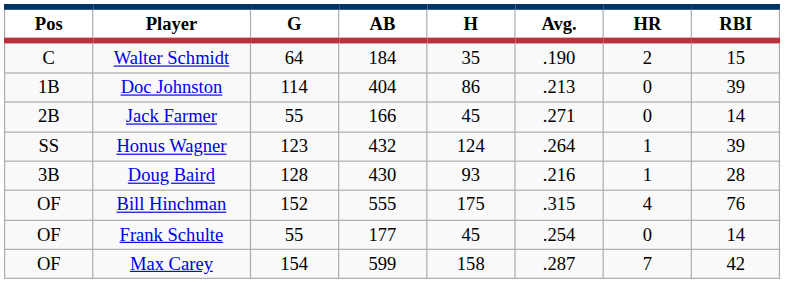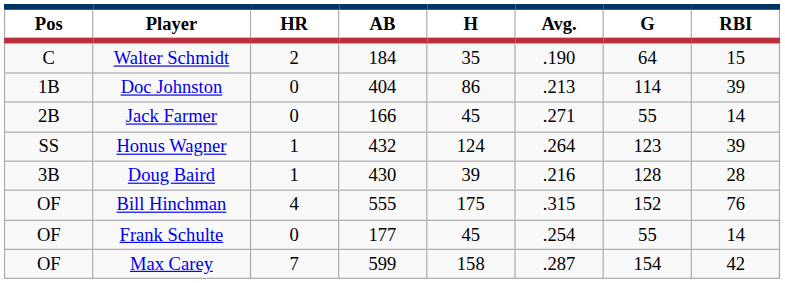columns swapped: (294, 23) <-> (647, 23)
(471, 175) 93 -> (471, 175) 39
